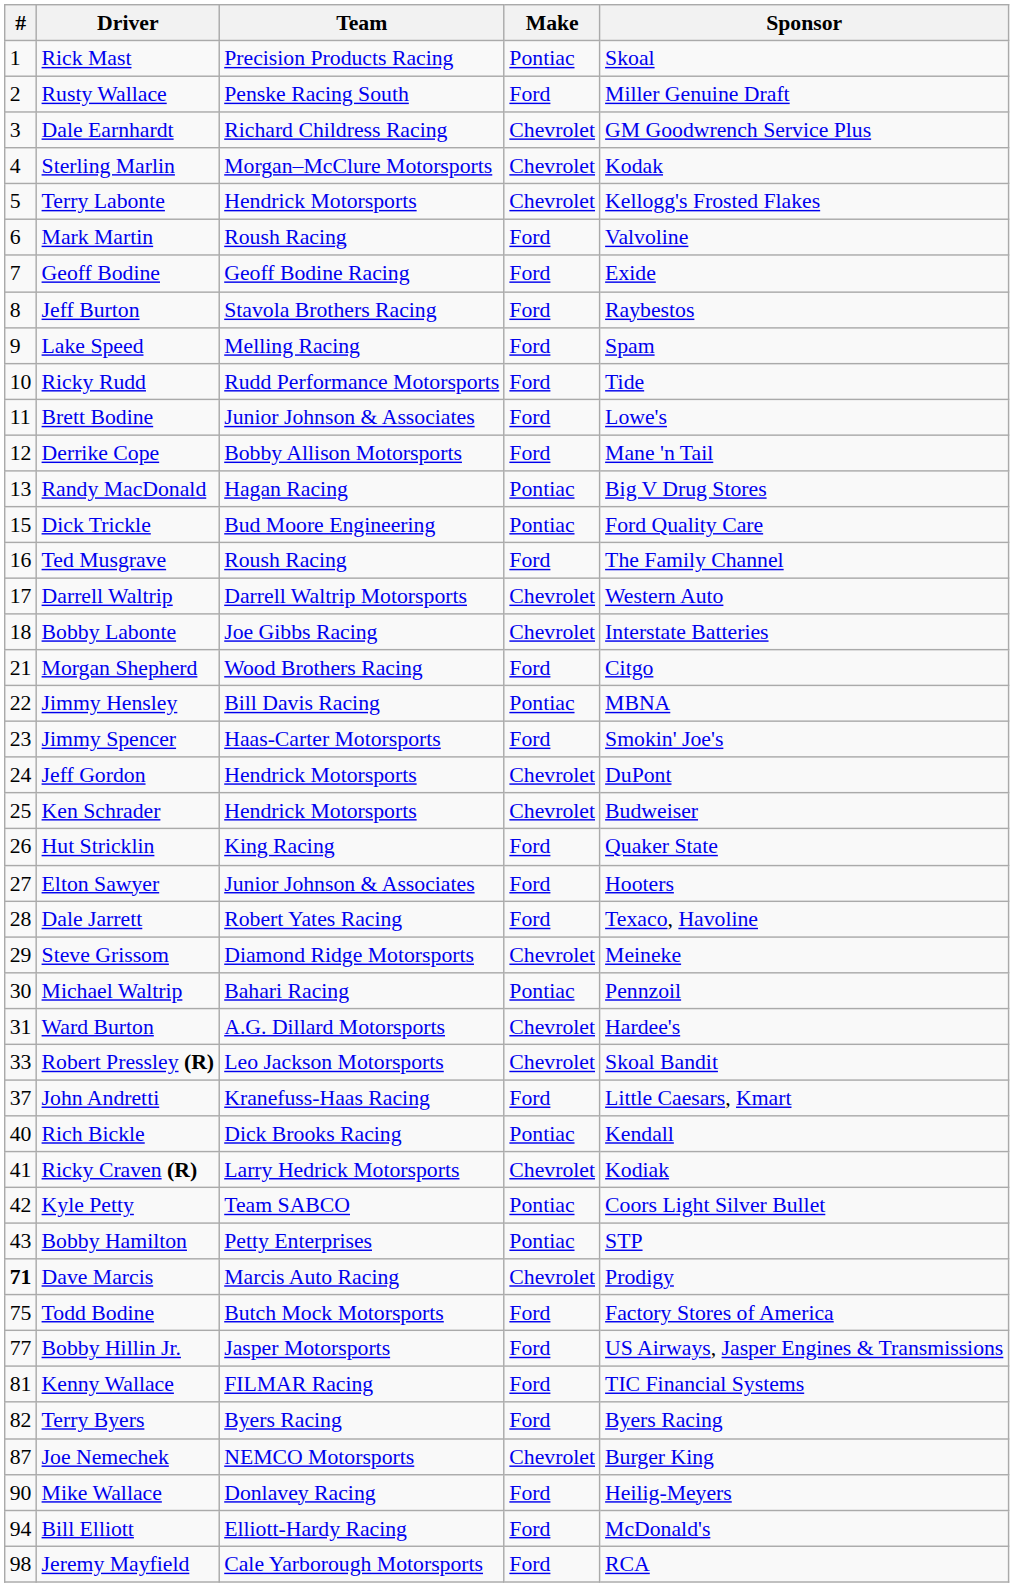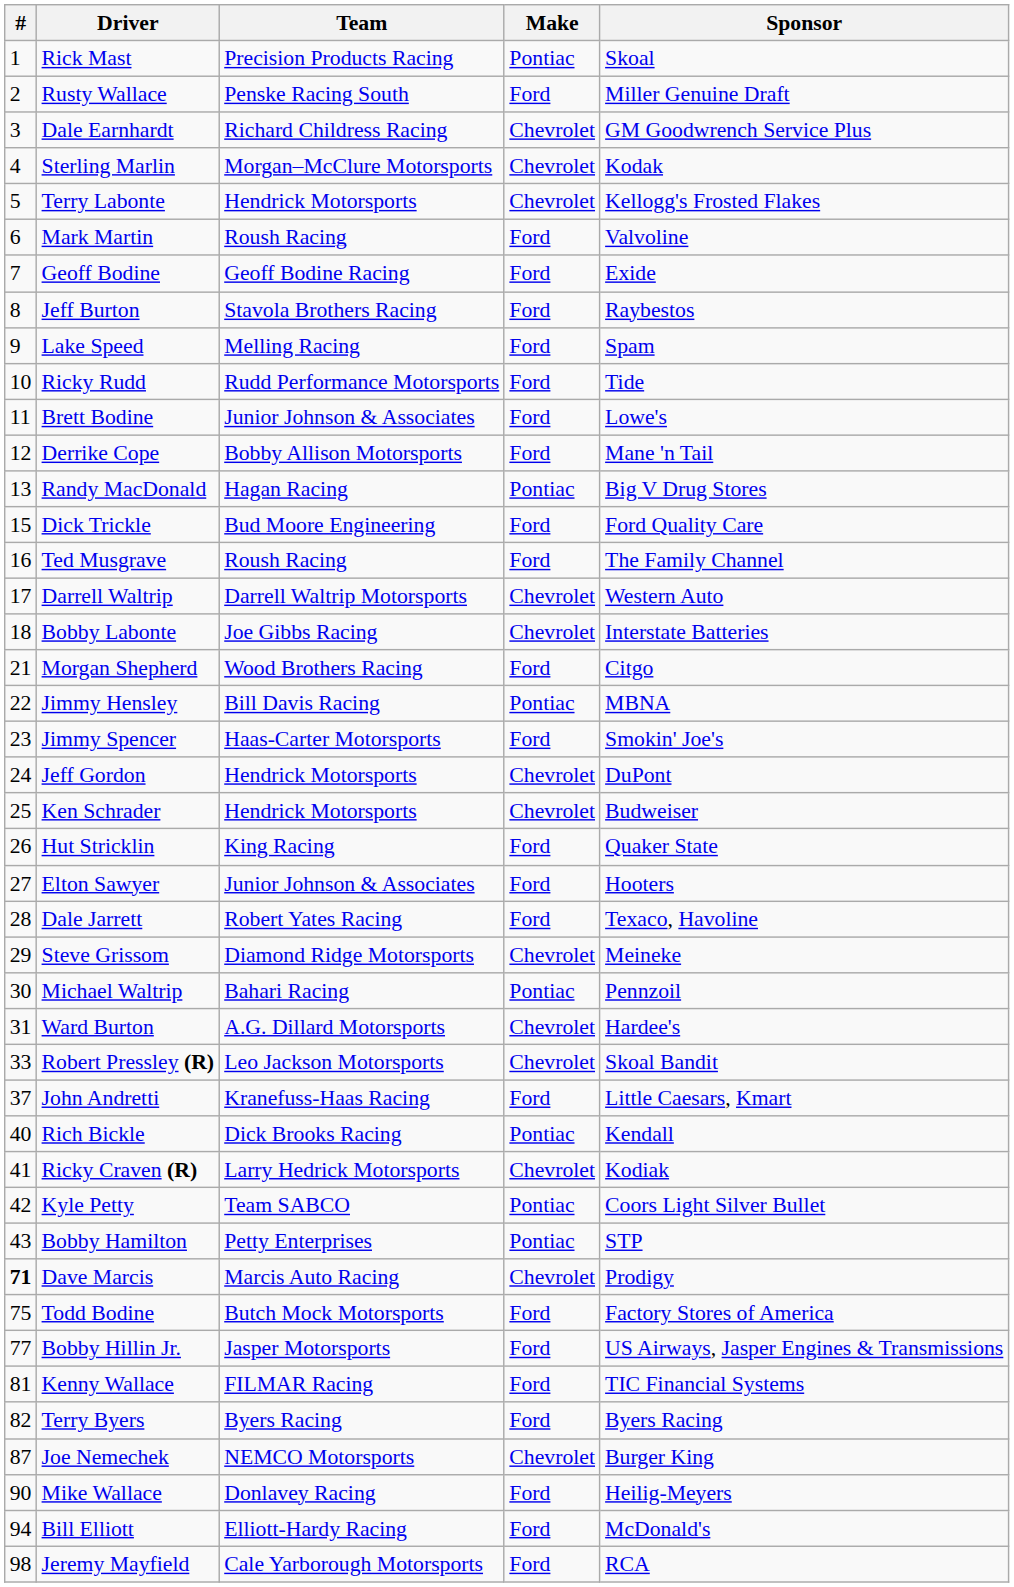(542, 524) Pontiac -> (530, 524) Ford
